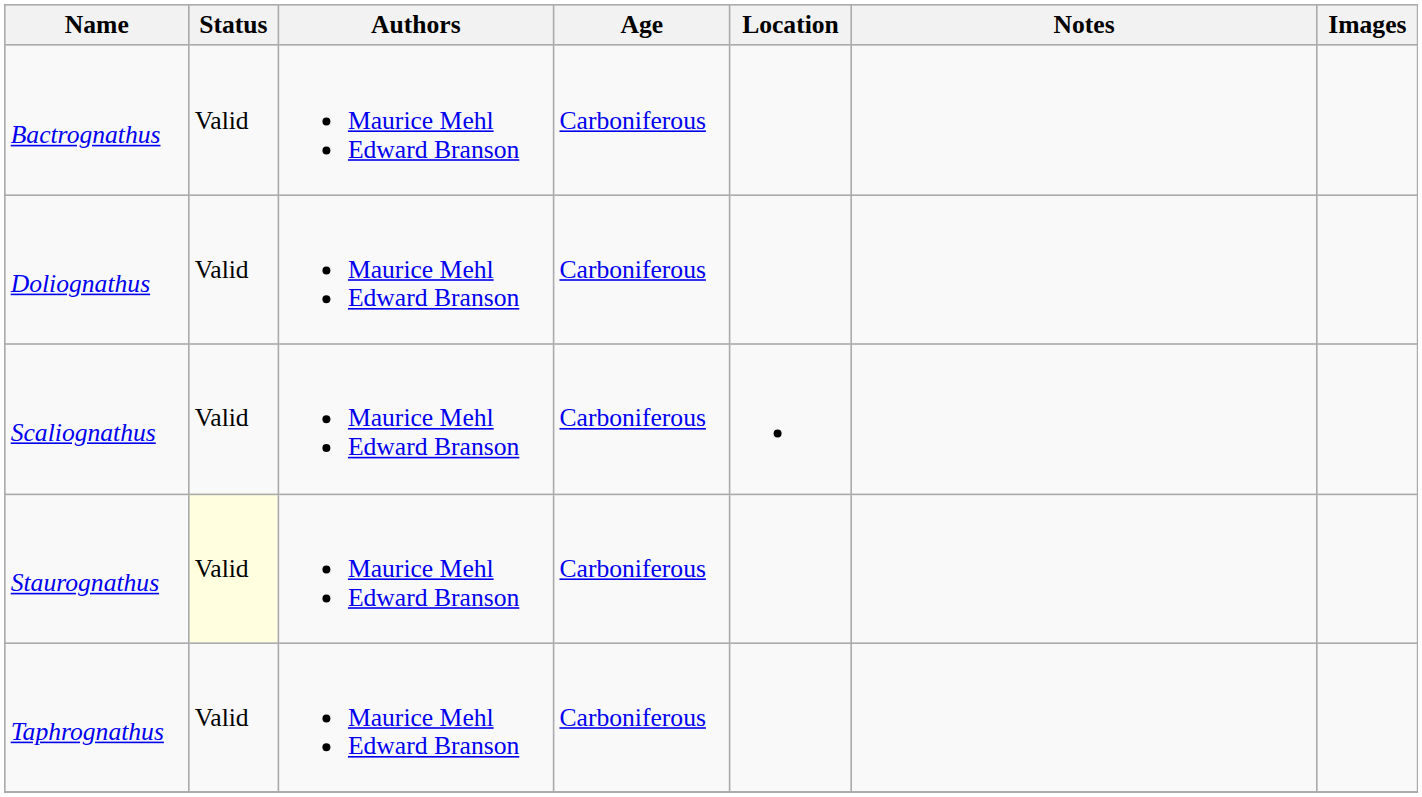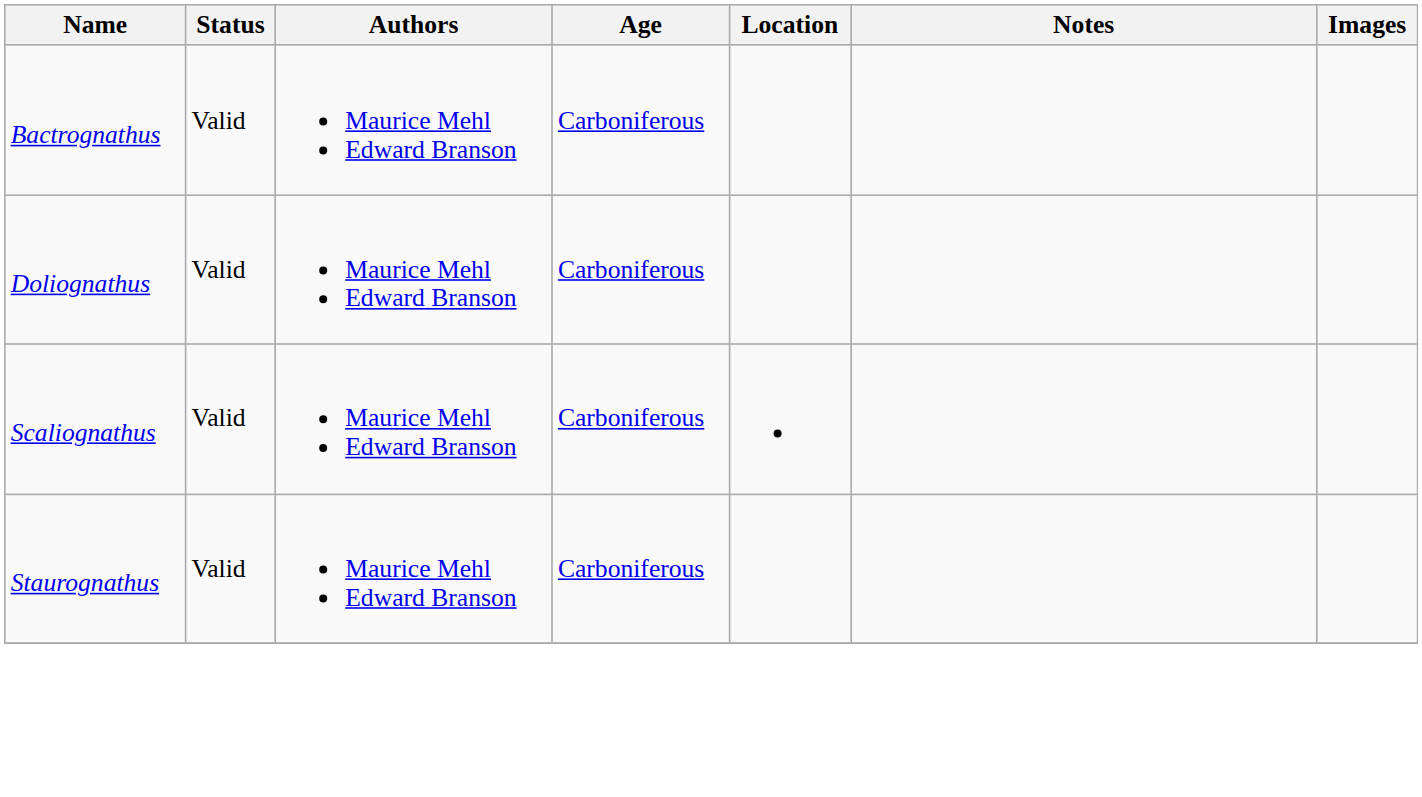(222, 568) lightyellow background -> (219, 568) no background
- row: (87, 731)
